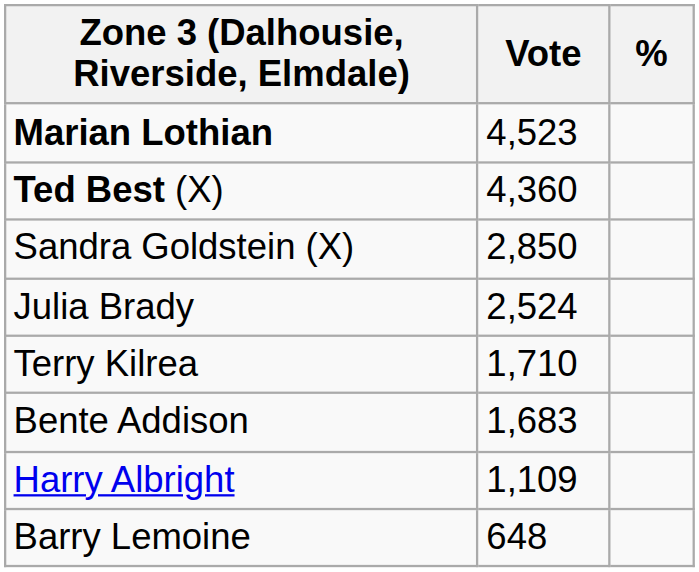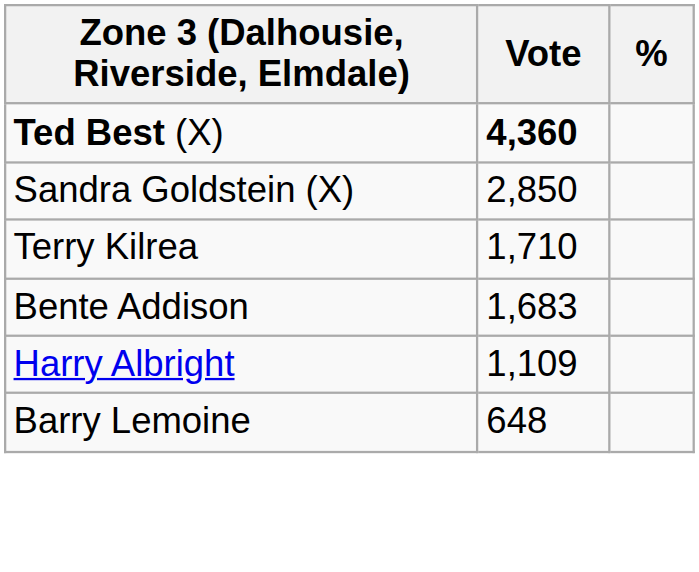- row: (143, 132)
(532, 190) normal -> (532, 132) bold
- row: (104, 305)
